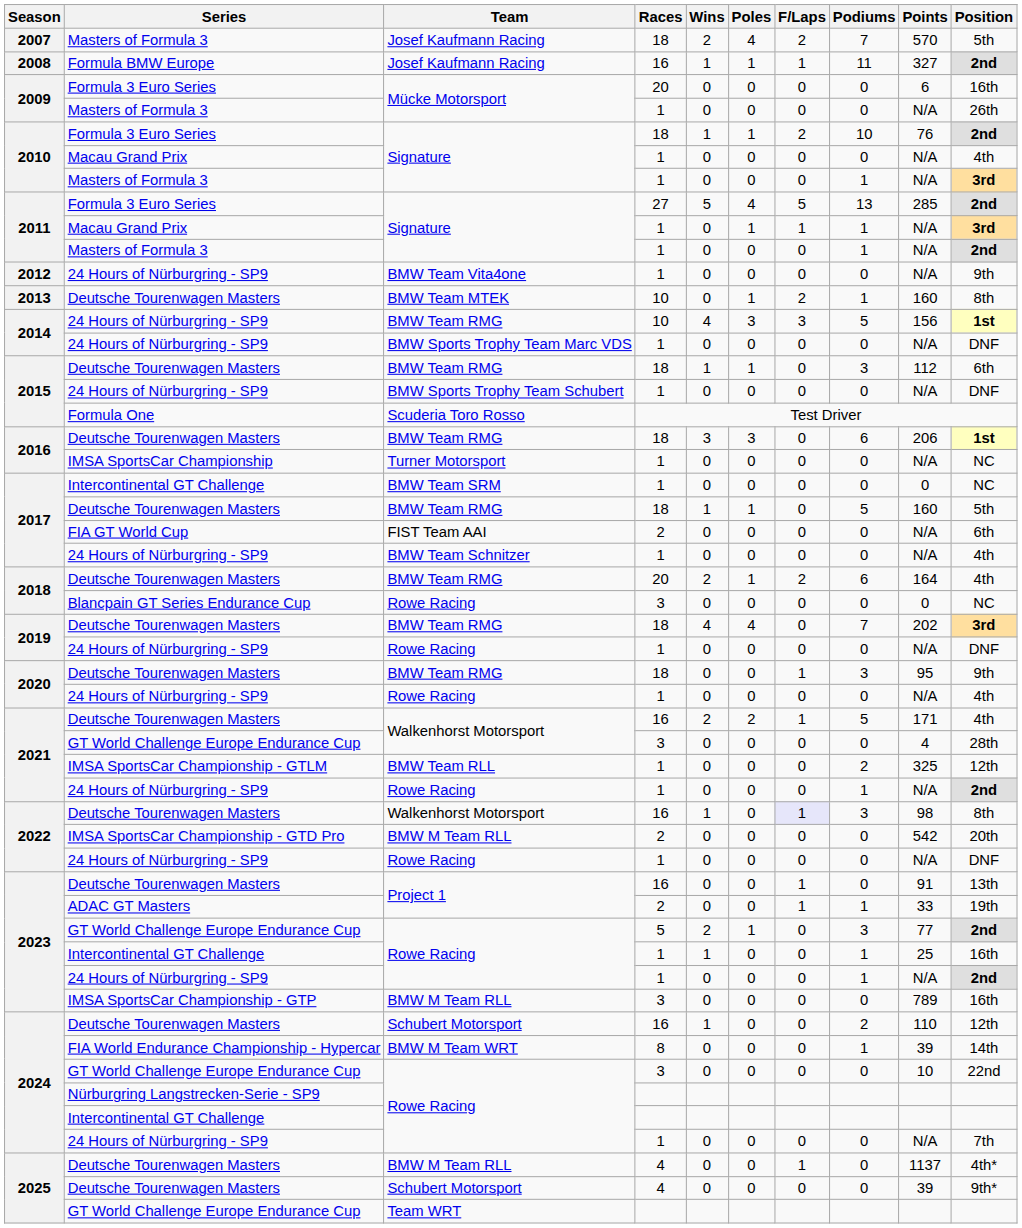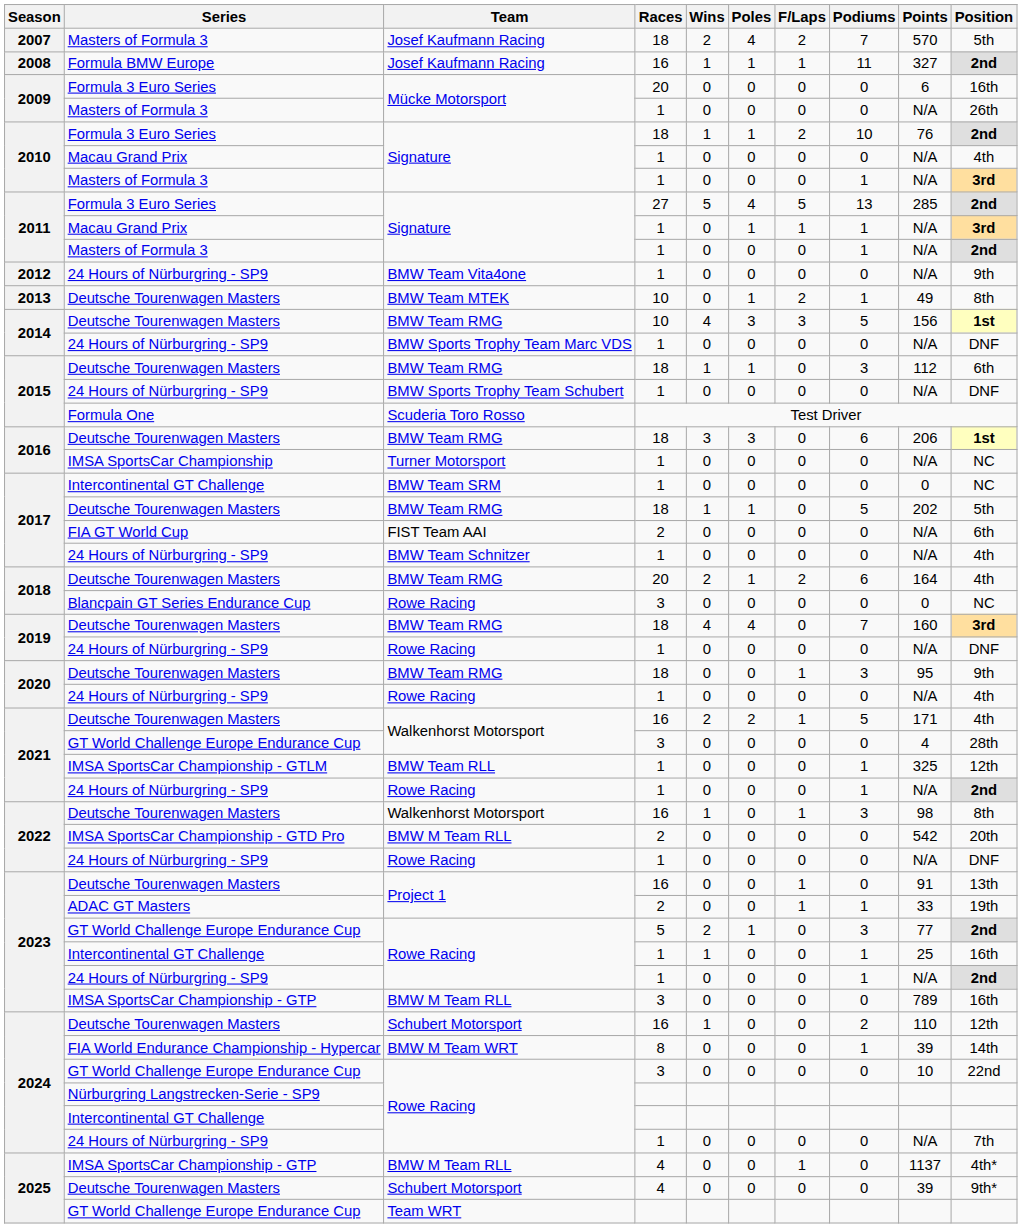(925, 298) 160 -> (925, 298) 49
(168, 321) 24 Hours of Nürburgring - SP9 -> (174, 321) Deutsche Tourenwagen Masters
(925, 509) 160 -> (925, 509) 202
(925, 626) 202 -> (925, 626) 160
(864, 766) 2 -> (864, 766) 1
(802, 813) lavender background -> (802, 813) no background
(174, 1165) Deutsche Tourenwagen Masters -> (192, 1165) IMSA SportsCar Championship - GTP
